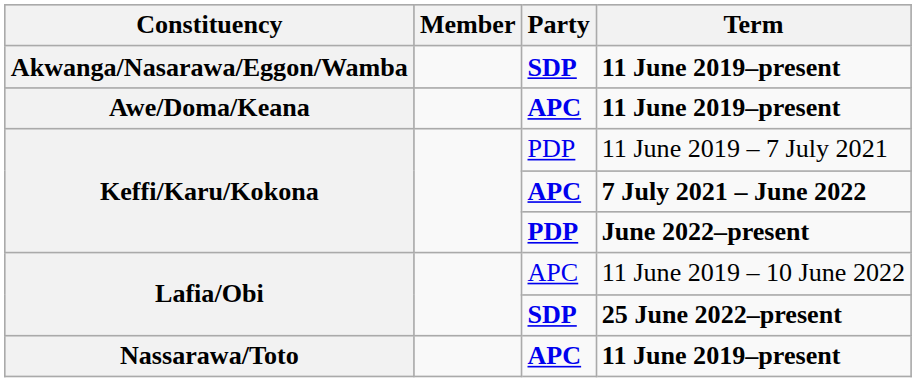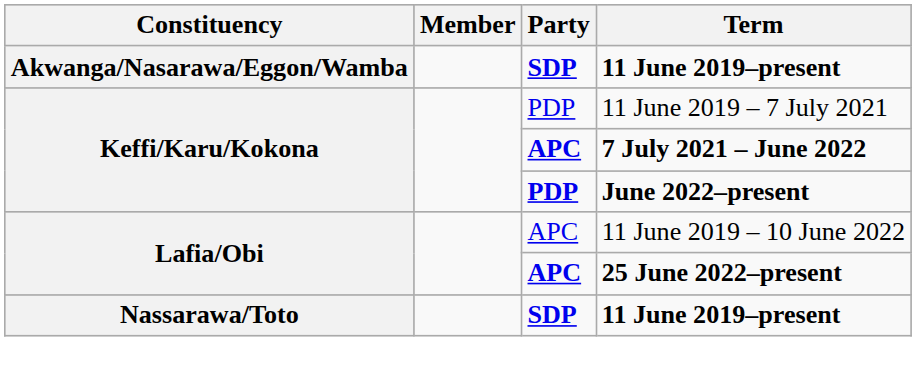- row: (209, 107)
(552, 314) SDP -> (554, 273) APC
(554, 356) APC -> (552, 314) SDP
